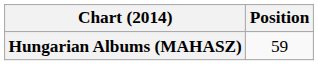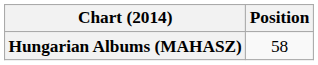(280, 45) 59 -> (280, 45) 58
